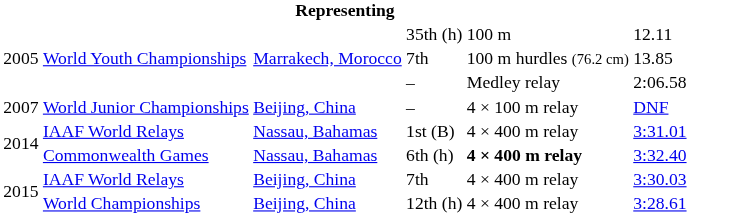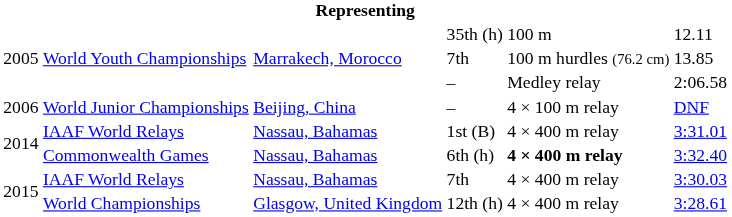(21, 106) 2007 -> (21, 106) 2006
(305, 179) Beijing, China -> (315, 179) Nassau, Bahamas
(305, 203) Beijing, China -> (348, 203) Glasgow, United Kingdom
